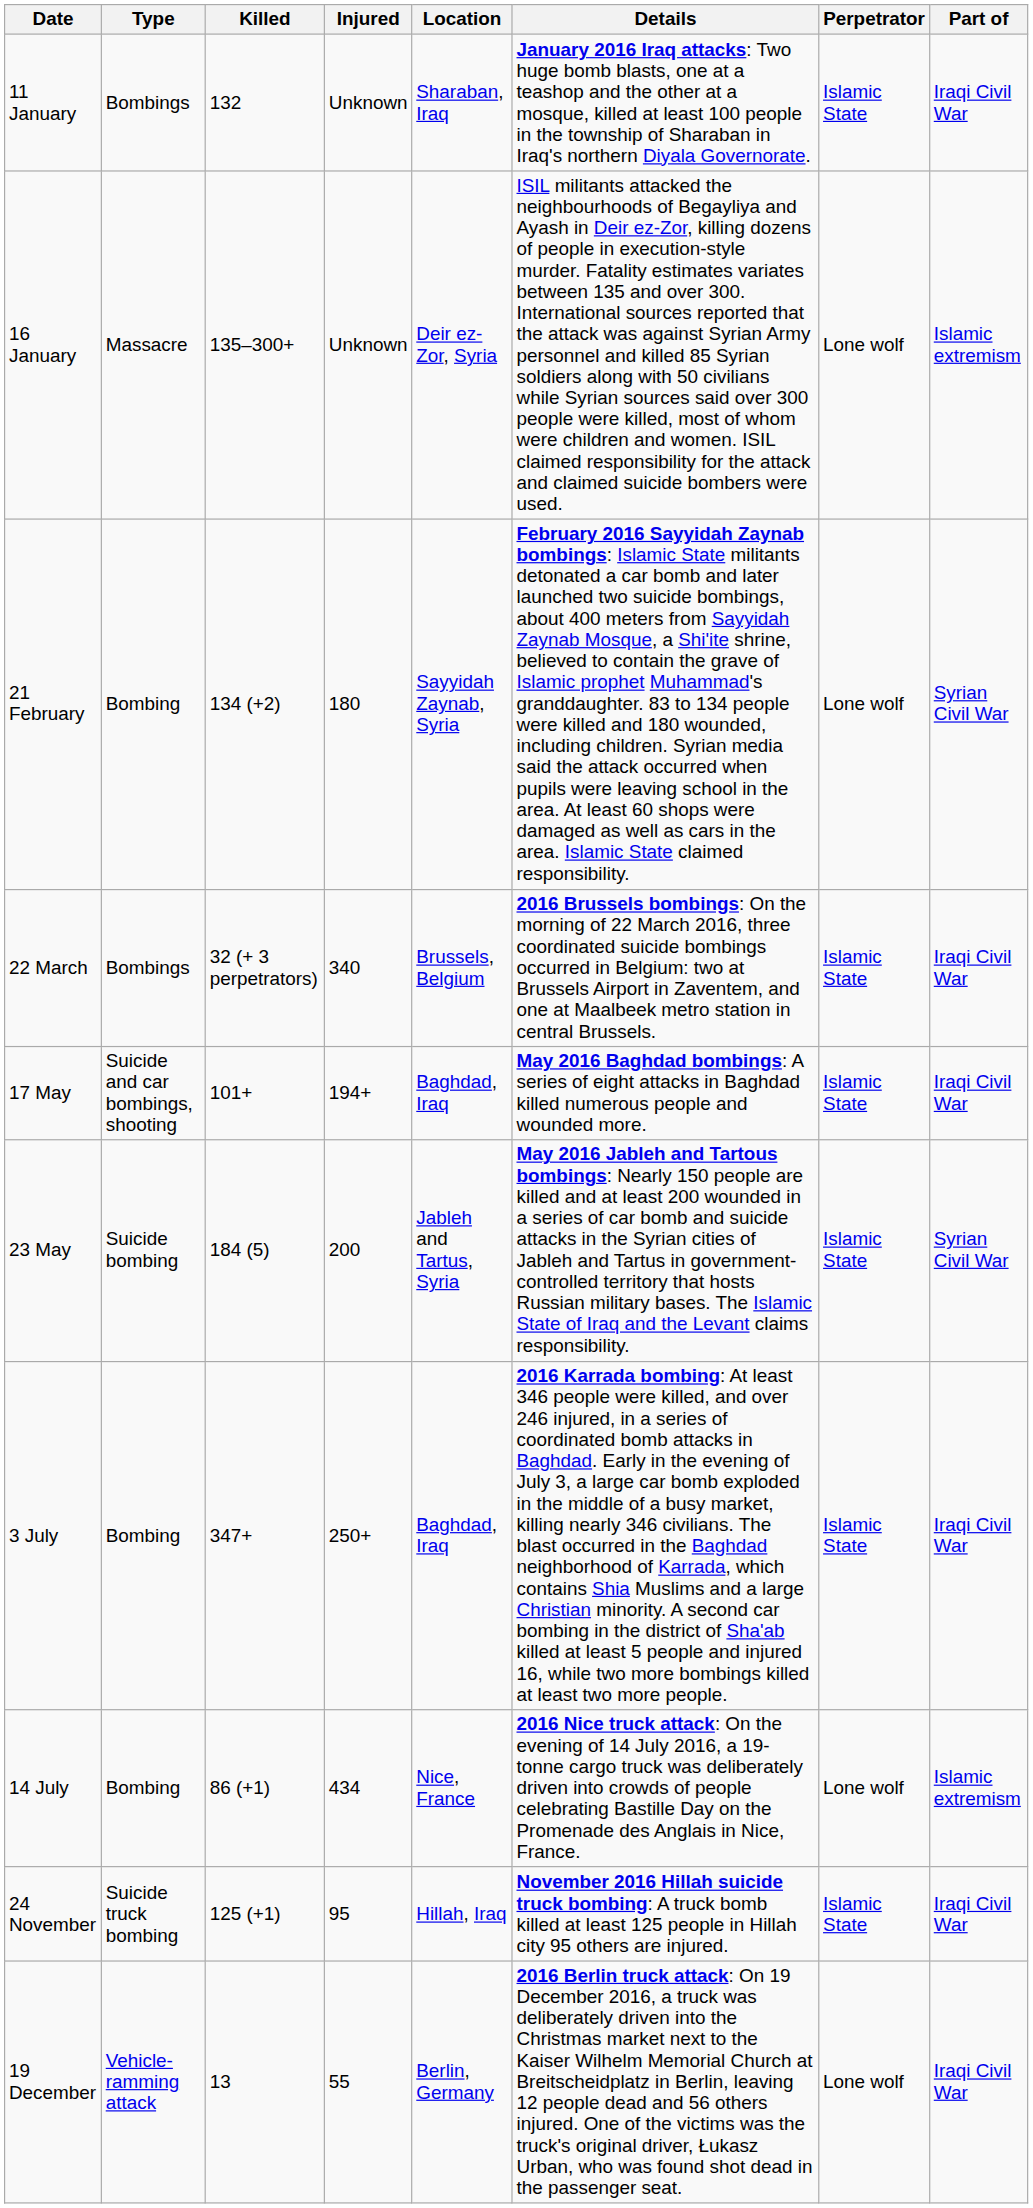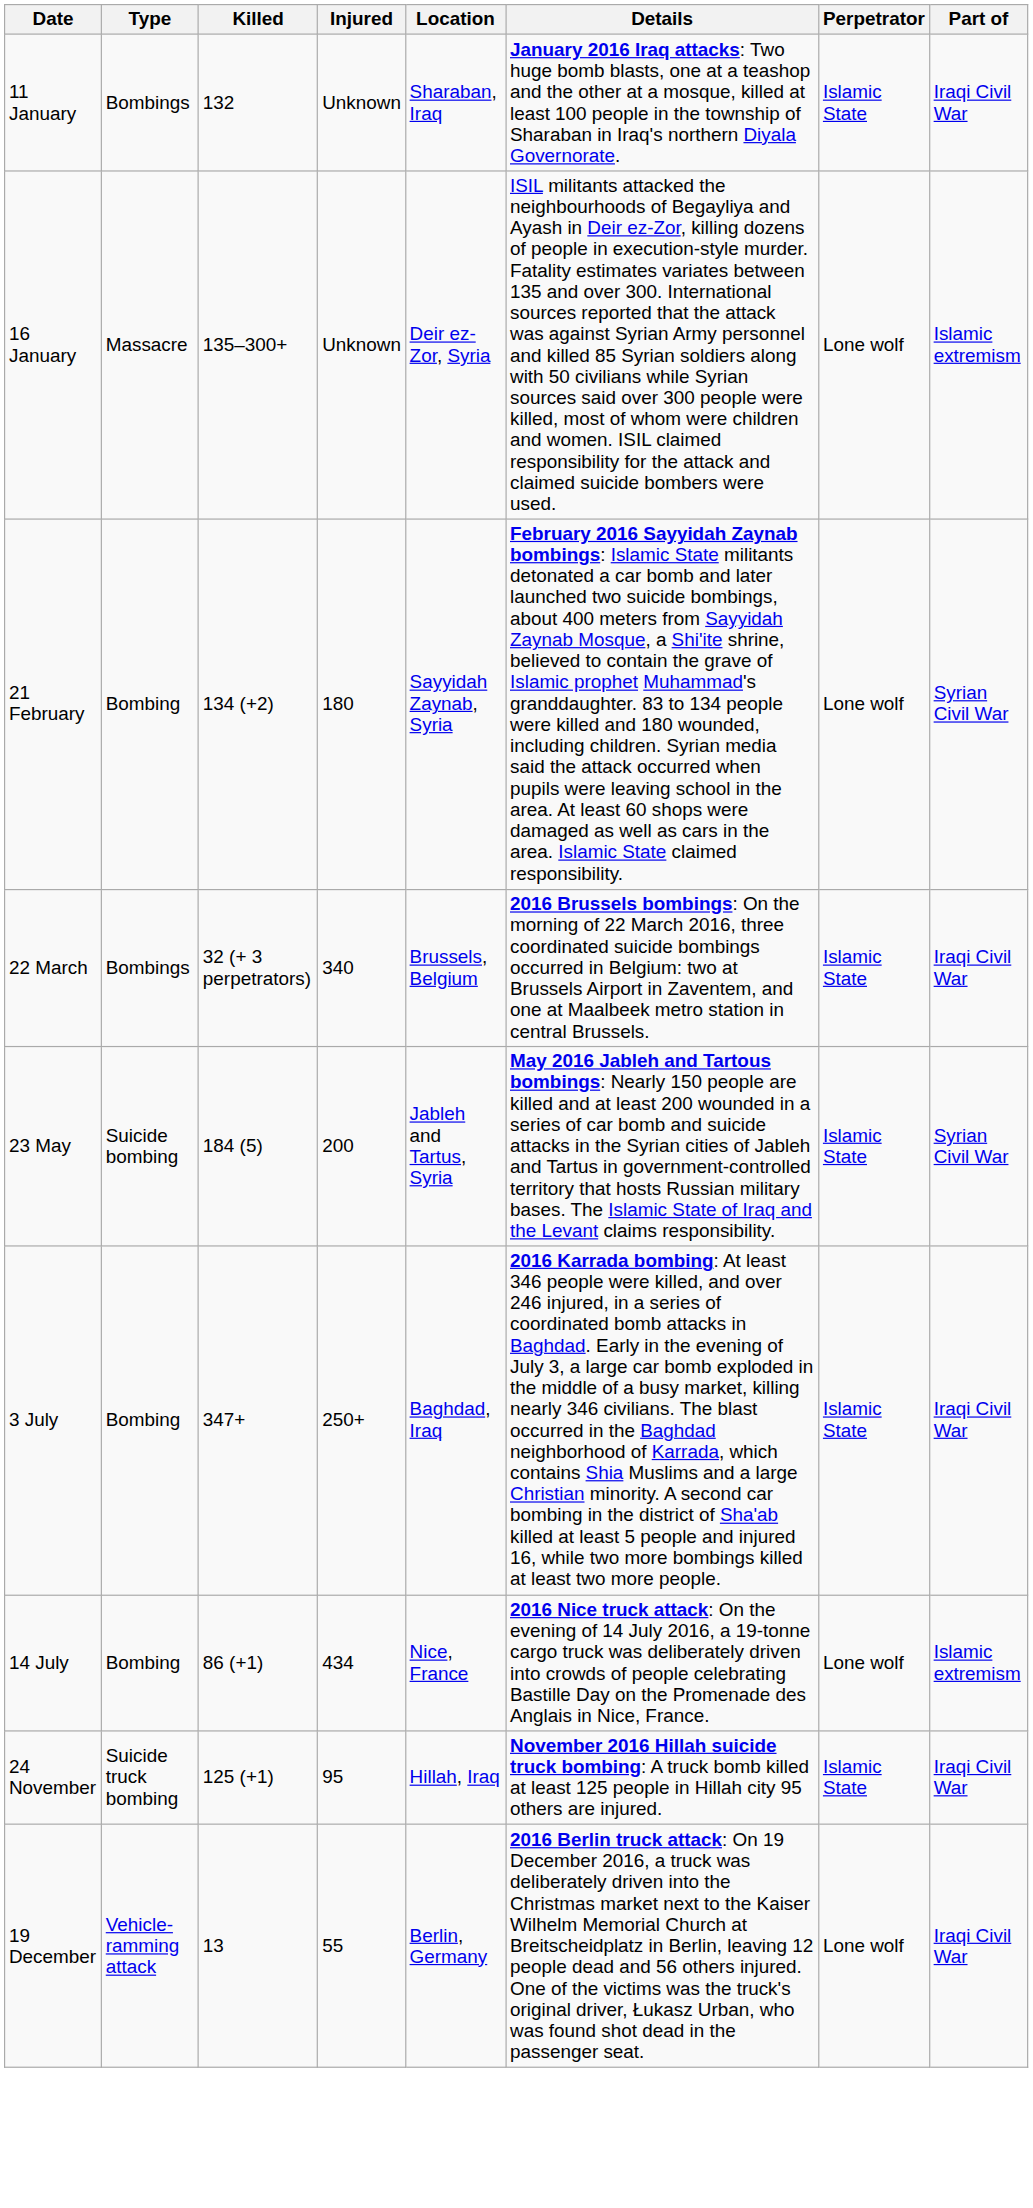- row: (40, 1093)
